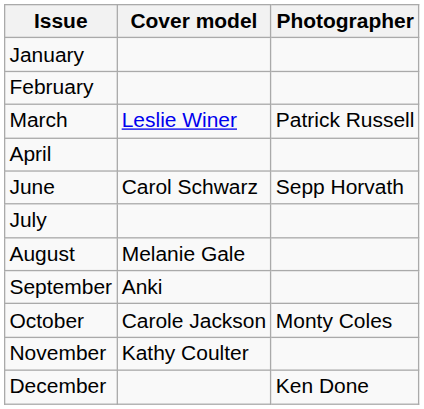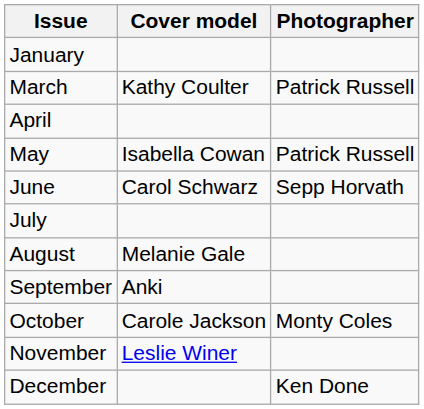- row: (51, 87)
(179, 120) Leslie Winer -> (185, 87) Kathy Coulter
+ row: (29, 154)
(185, 353) Kathy Coulter -> (179, 353) Leslie Winer
